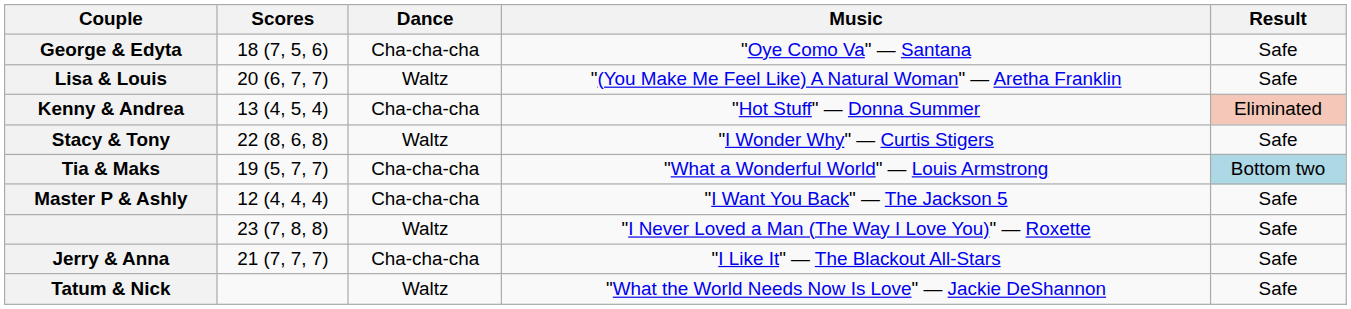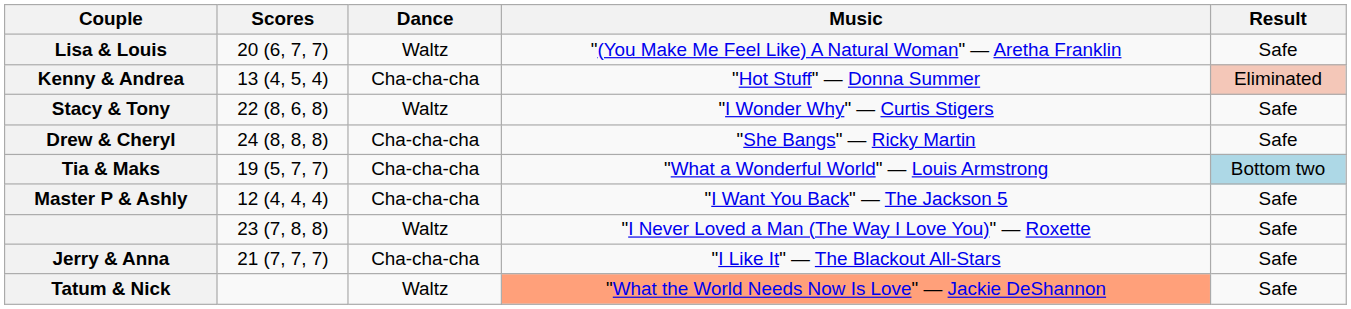- row: (111, 49)
+ row: (111, 139)
(856, 288) no background -> (856, 288) lightsalmon background
